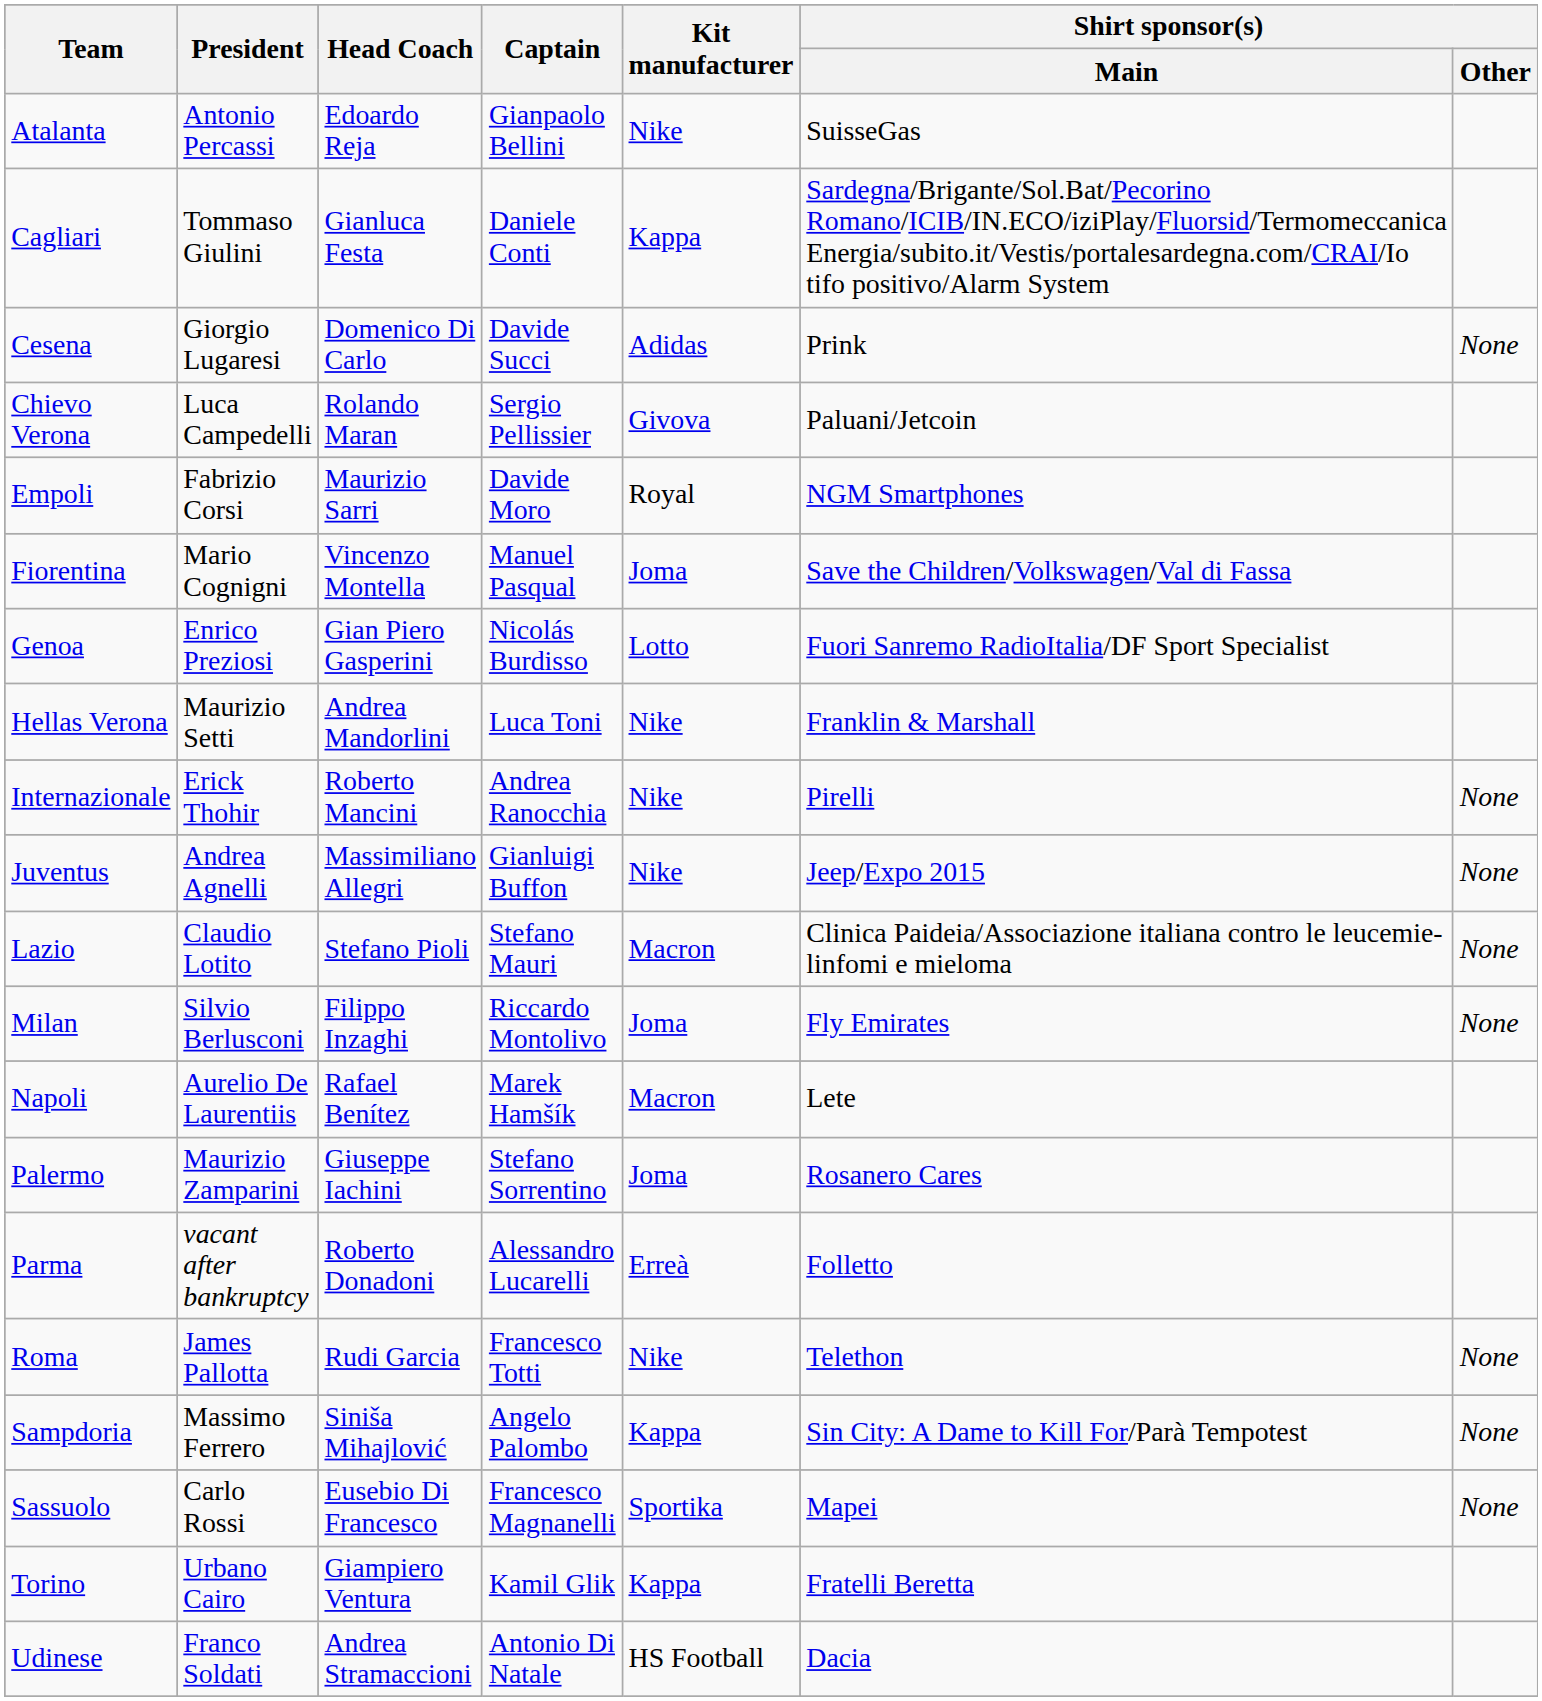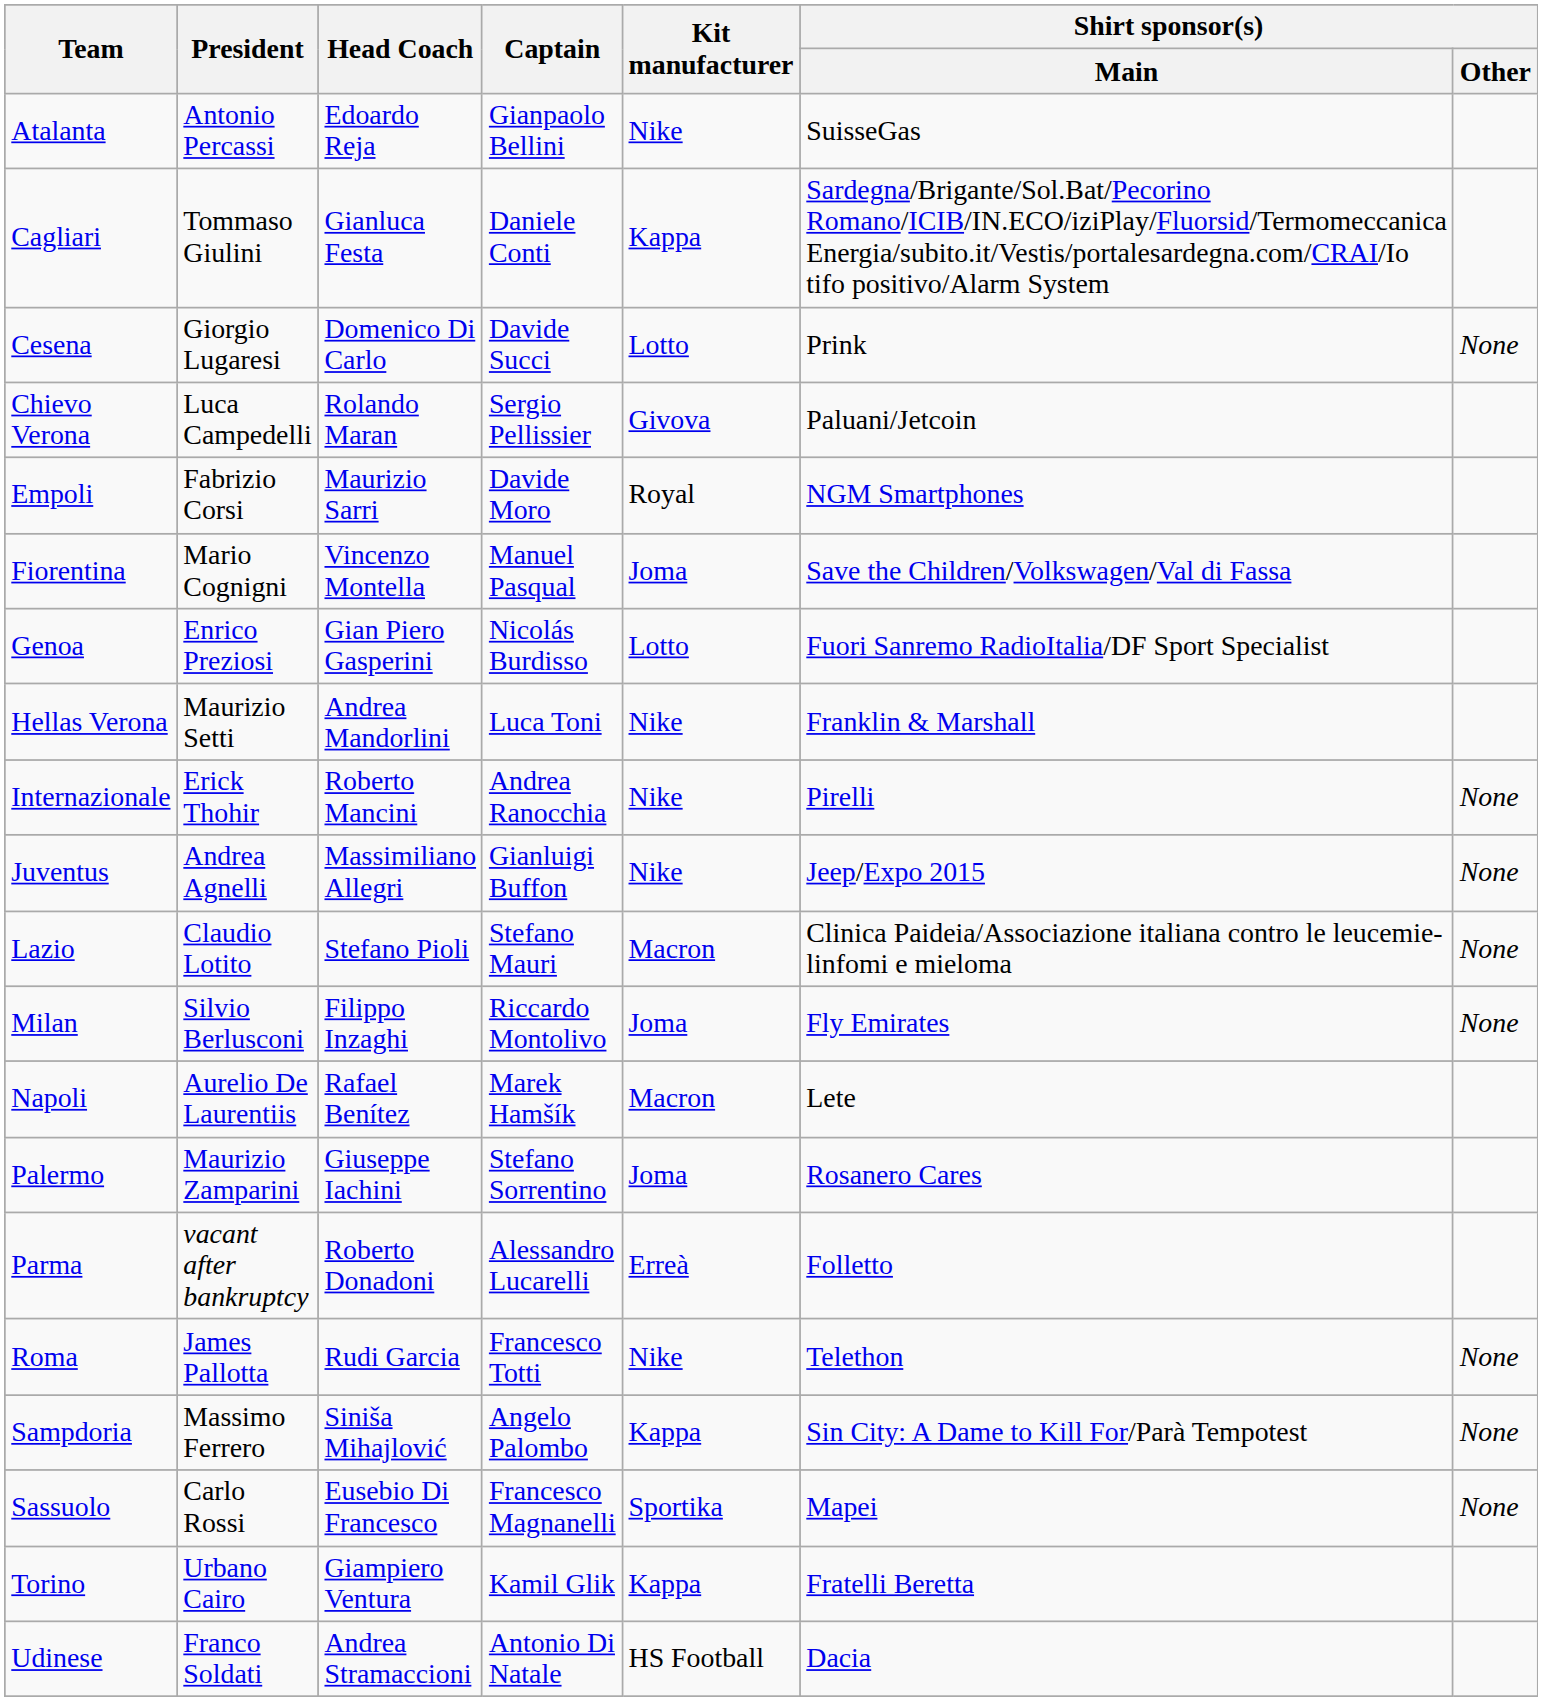(668, 344) Adidas -> (659, 344) Lotto
